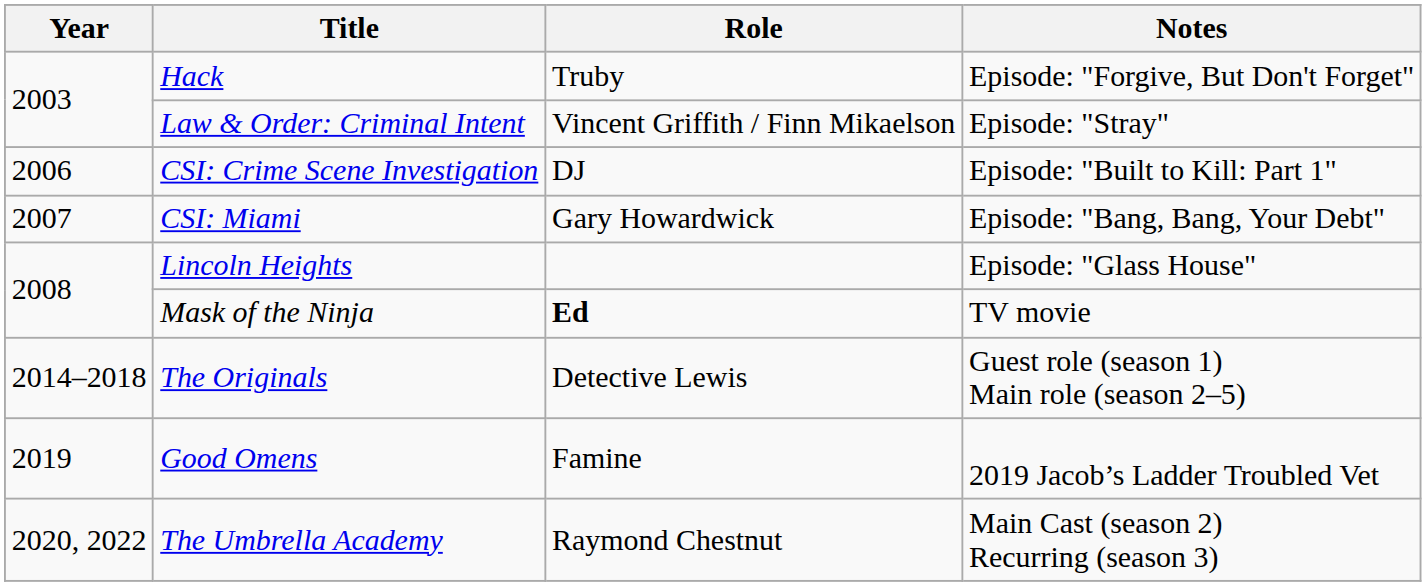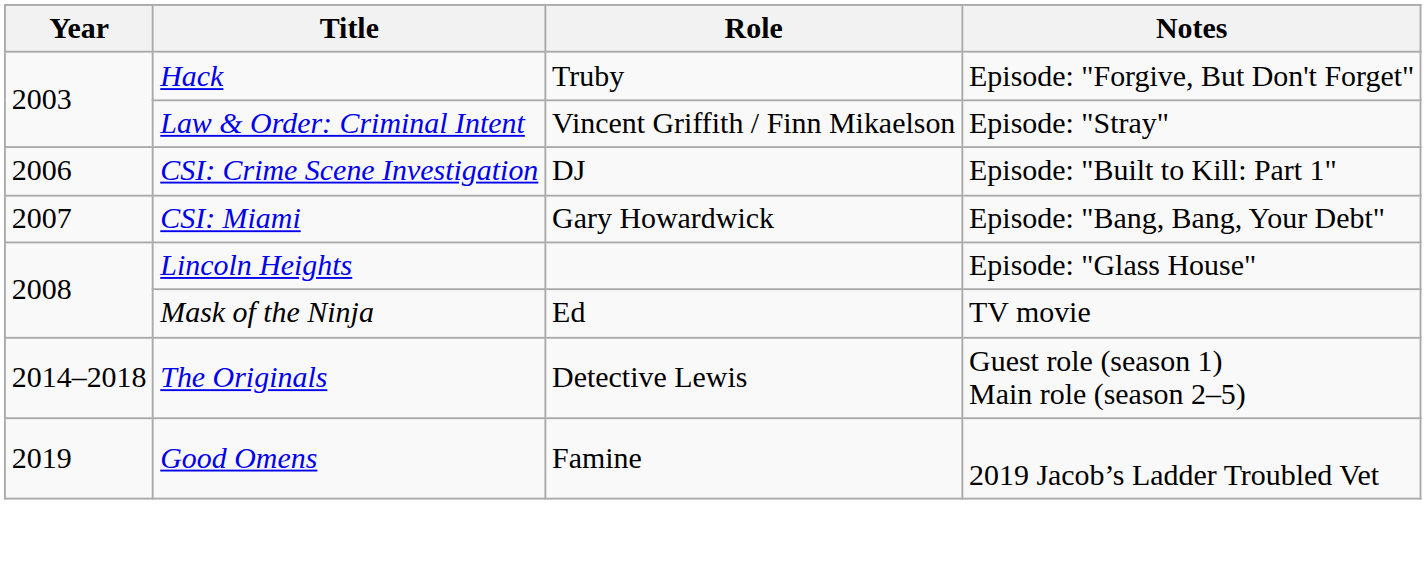(570, 312) bold -> (569, 312) normal
- row: (302, 539)
